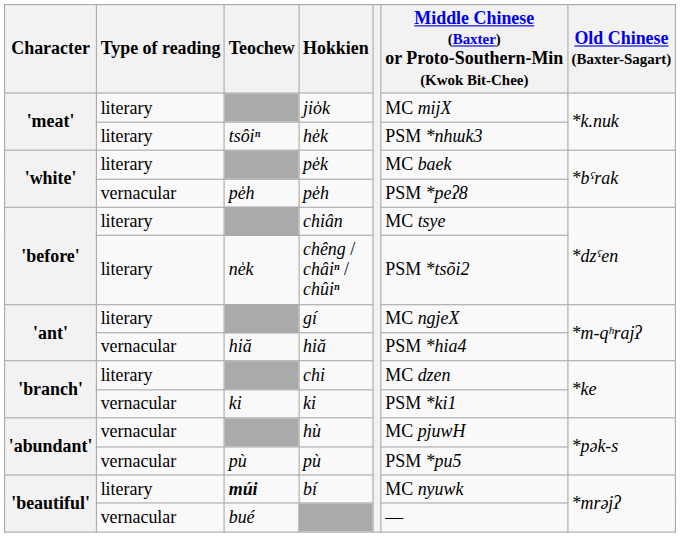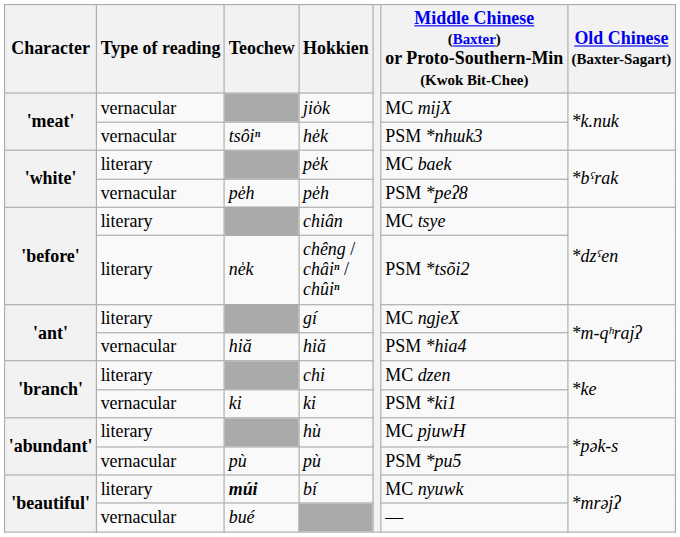(127, 107) literary -> (138, 107) vernacular
(127, 136) literary -> (138, 136) vernacular
(138, 432) vernacular -> (127, 432) literary
